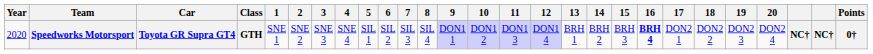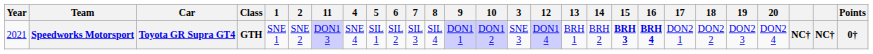columns swapped: (323, 12) <-> (515, 12)
(17, 34) 2020 -> (17, 34) 2021
(624, 34) normal -> (625, 34) bold
